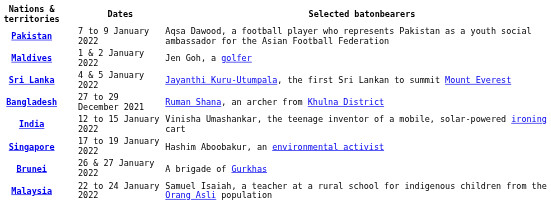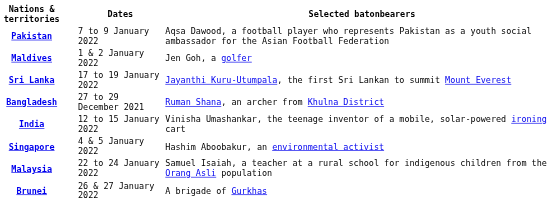(111, 80) 4 & 5 January 2022 -> (119, 80) 17 to 19 January 2022
(119, 146) 17 to 19 January 2022 -> (111, 146) 4 & 5 January 2022
rows swapped: (32, 190) <-> (32, 168)
